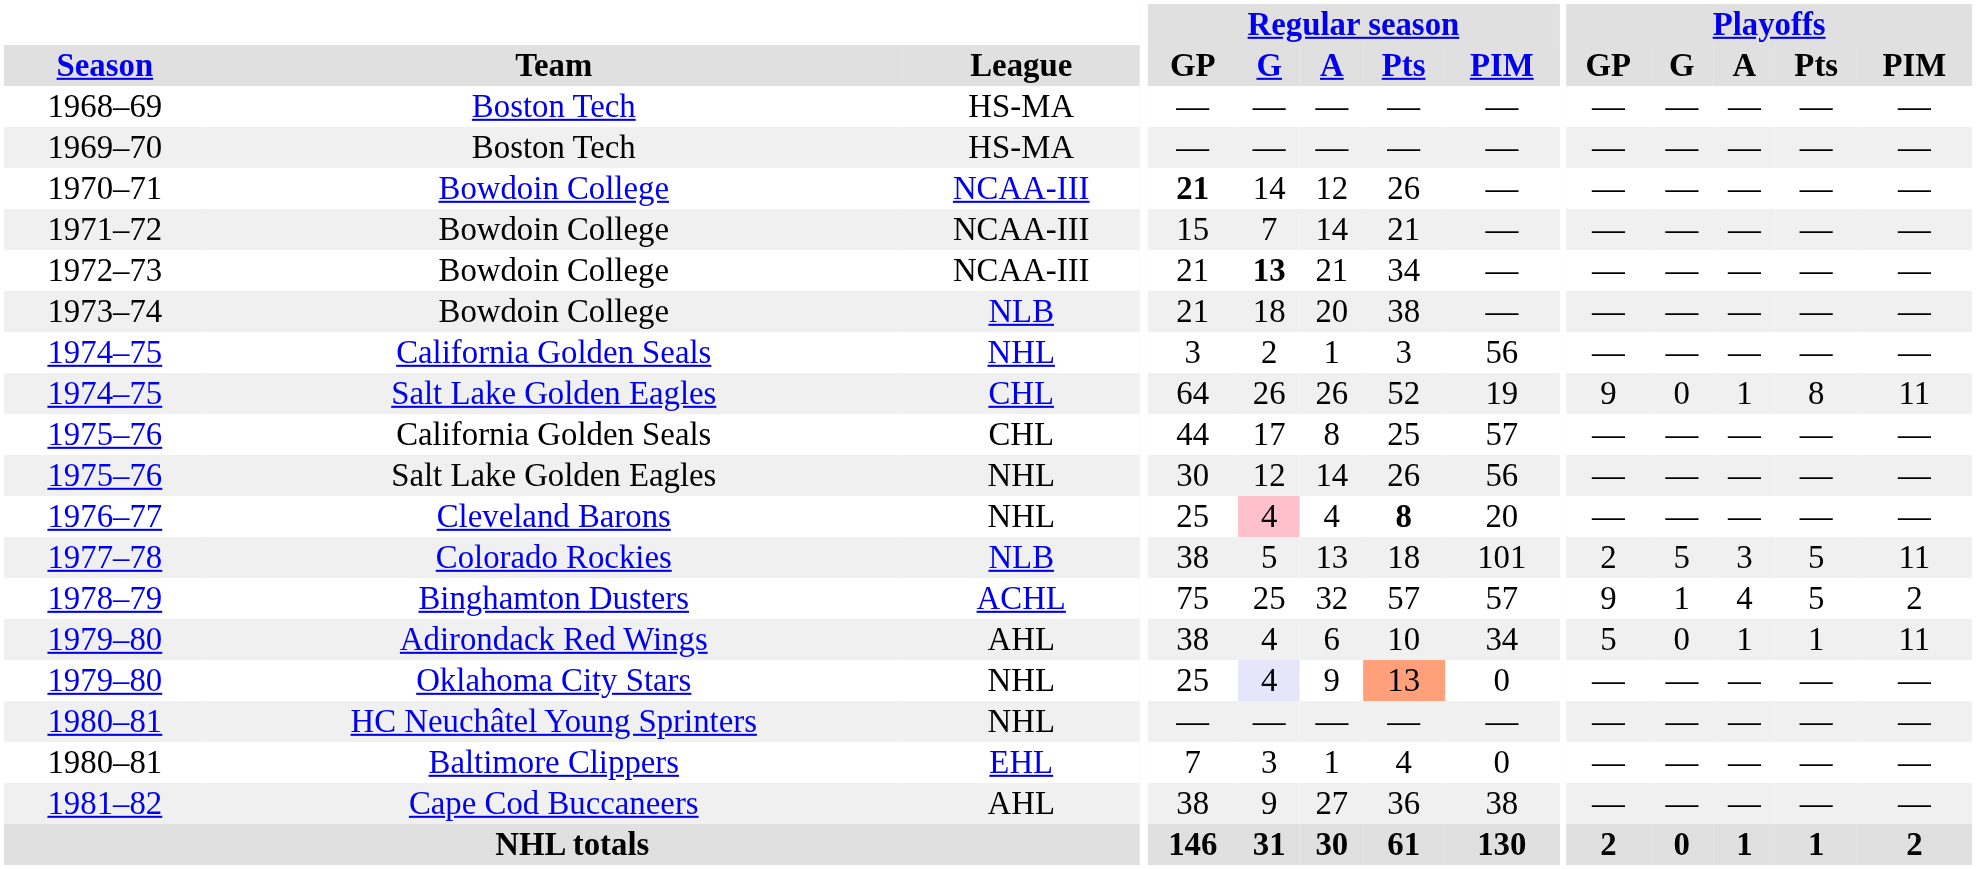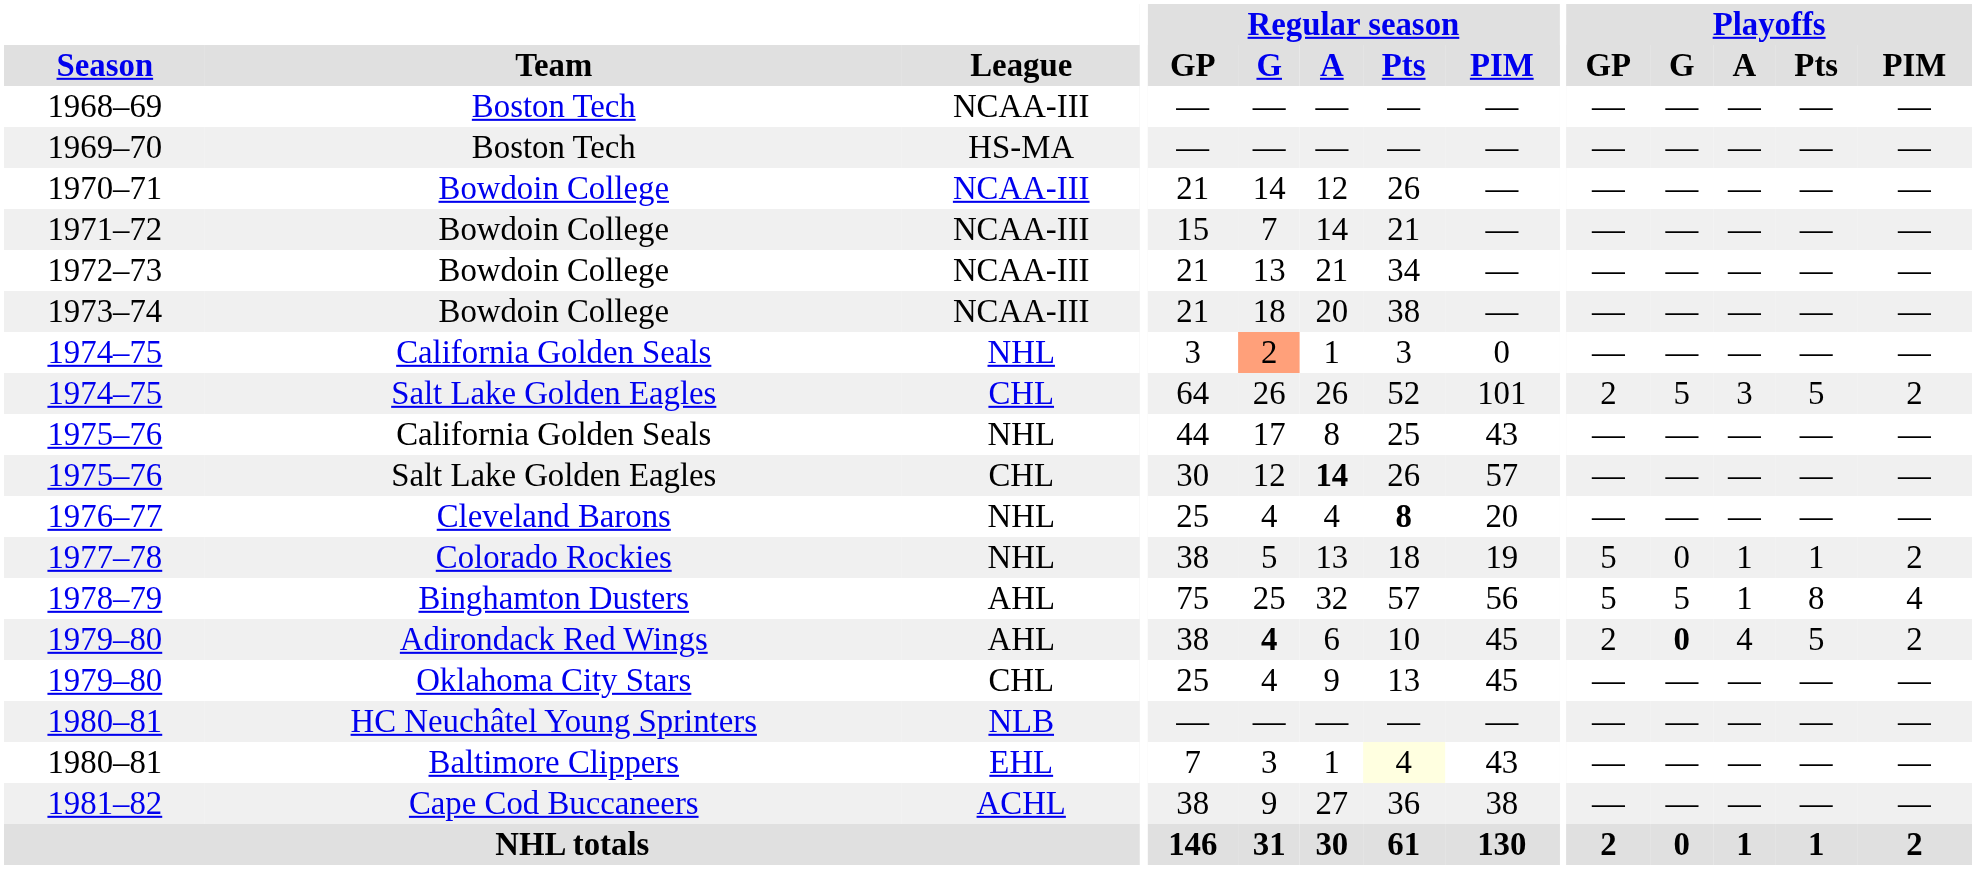(1021, 105) HS-MA -> (1021, 105) NCAA-III
(1193, 187) bold -> (1193, 187) normal
(1269, 269) bold -> (1269, 269) normal
(1021, 310) NLB -> (1021, 310) NCAA-III
(1269, 351) no background -> (1269, 351) lightsalmon background
(1502, 351) 56 -> (1502, 351) 0
(1502, 392) 19 -> (1502, 392) 101
(1608, 392) 9 -> (1608, 392) 2
(1682, 392) 0 -> (1682, 392) 5
(1744, 392) 1 -> (1744, 392) 3
(1816, 392) 8 -> (1816, 392) 5
(1914, 392) 11 -> (1914, 392) 2
(1021, 433) CHL -> (1021, 433) NHL
(1502, 433) 57 -> (1502, 433) 43
(1021, 474) NHL -> (1021, 474) CHL
(1332, 474) normal -> (1332, 474) bold
(1502, 474) 56 -> (1502, 474) 57
(1269, 515) pink background -> (1269, 515) no background
(1021, 556) NLB -> (1021, 556) NHL
(1502, 556) 101 -> (1502, 556) 19
(1608, 556) 2 -> (1608, 556) 5
(1682, 556) 5 -> (1682, 556) 0
(1744, 556) 3 -> (1744, 556) 1
(1816, 556) 5 -> (1816, 556) 1
(1914, 556) 11 -> (1914, 556) 2
(1021, 597) ACHL -> (1021, 597) AHL
(1502, 597) 57 -> (1502, 597) 56
(1608, 597) 9 -> (1608, 597) 5
(1682, 597) 1 -> (1682, 597) 5
(1744, 597) 4 -> (1744, 597) 1
(1816, 597) 5 -> (1816, 597) 8
(1914, 597) 2 -> (1914, 597) 4
(1269, 638) normal -> (1269, 638) bold
(1502, 638) 34 -> (1502, 638) 45
(1608, 638) 5 -> (1608, 638) 2
(1682, 638) normal -> (1682, 638) bold
(1744, 638) 1 -> (1744, 638) 4
(1816, 638) 1 -> (1816, 638) 5
(1914, 638) 11 -> (1914, 638) 2
(1021, 679) NHL -> (1021, 679) CHL
(1269, 679) lavender background -> (1269, 679) no background
(1404, 679) lightsalmon background -> (1404, 679) no background
(1502, 679) 0 -> (1502, 679) 45
(1021, 720) NHL -> (1021, 720) NLB
(1404, 761) no background -> (1404, 761) lightyellow background
(1502, 761) 0 -> (1502, 761) 43
(1021, 802) AHL -> (1021, 802) ACHL
